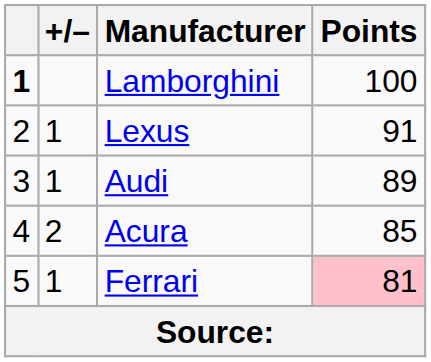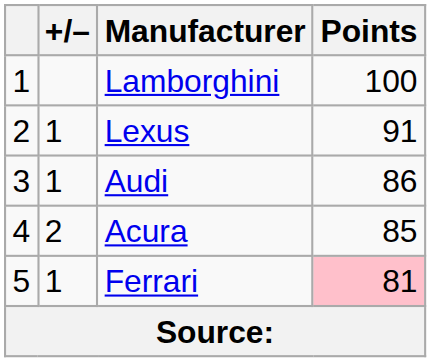(21, 81) bold -> (21, 81) normal
(400, 181) 89 -> (400, 181) 86
